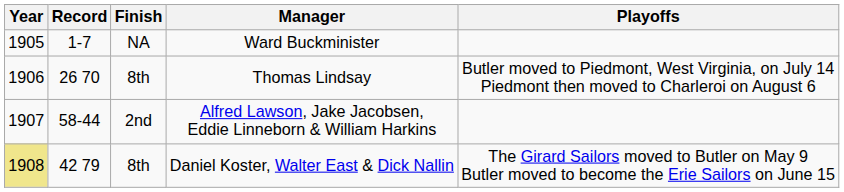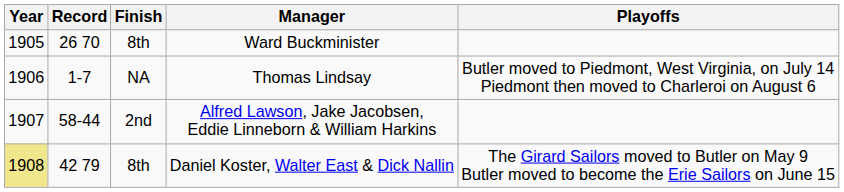(79, 42) 1-7 -> (79, 42) 26 70
(139, 42) NA -> (139, 42) 8th
(79, 77) 26 70 -> (79, 77) 1-7
(139, 77) 8th -> (139, 77) NA
